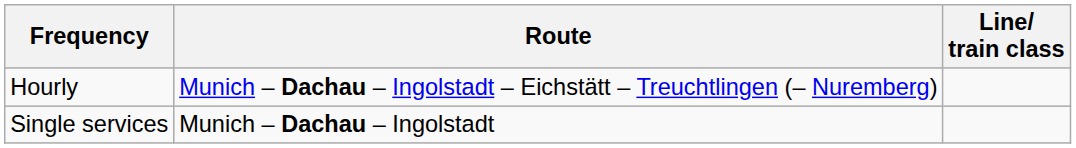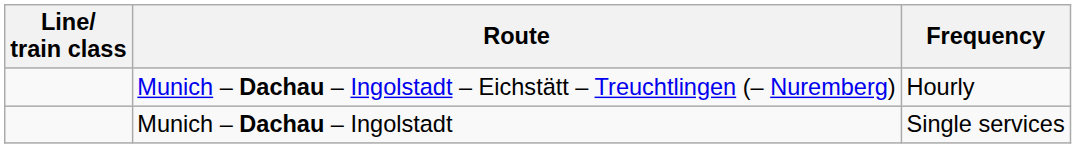columns swapped: (1007, 36) <-> (89, 36)
